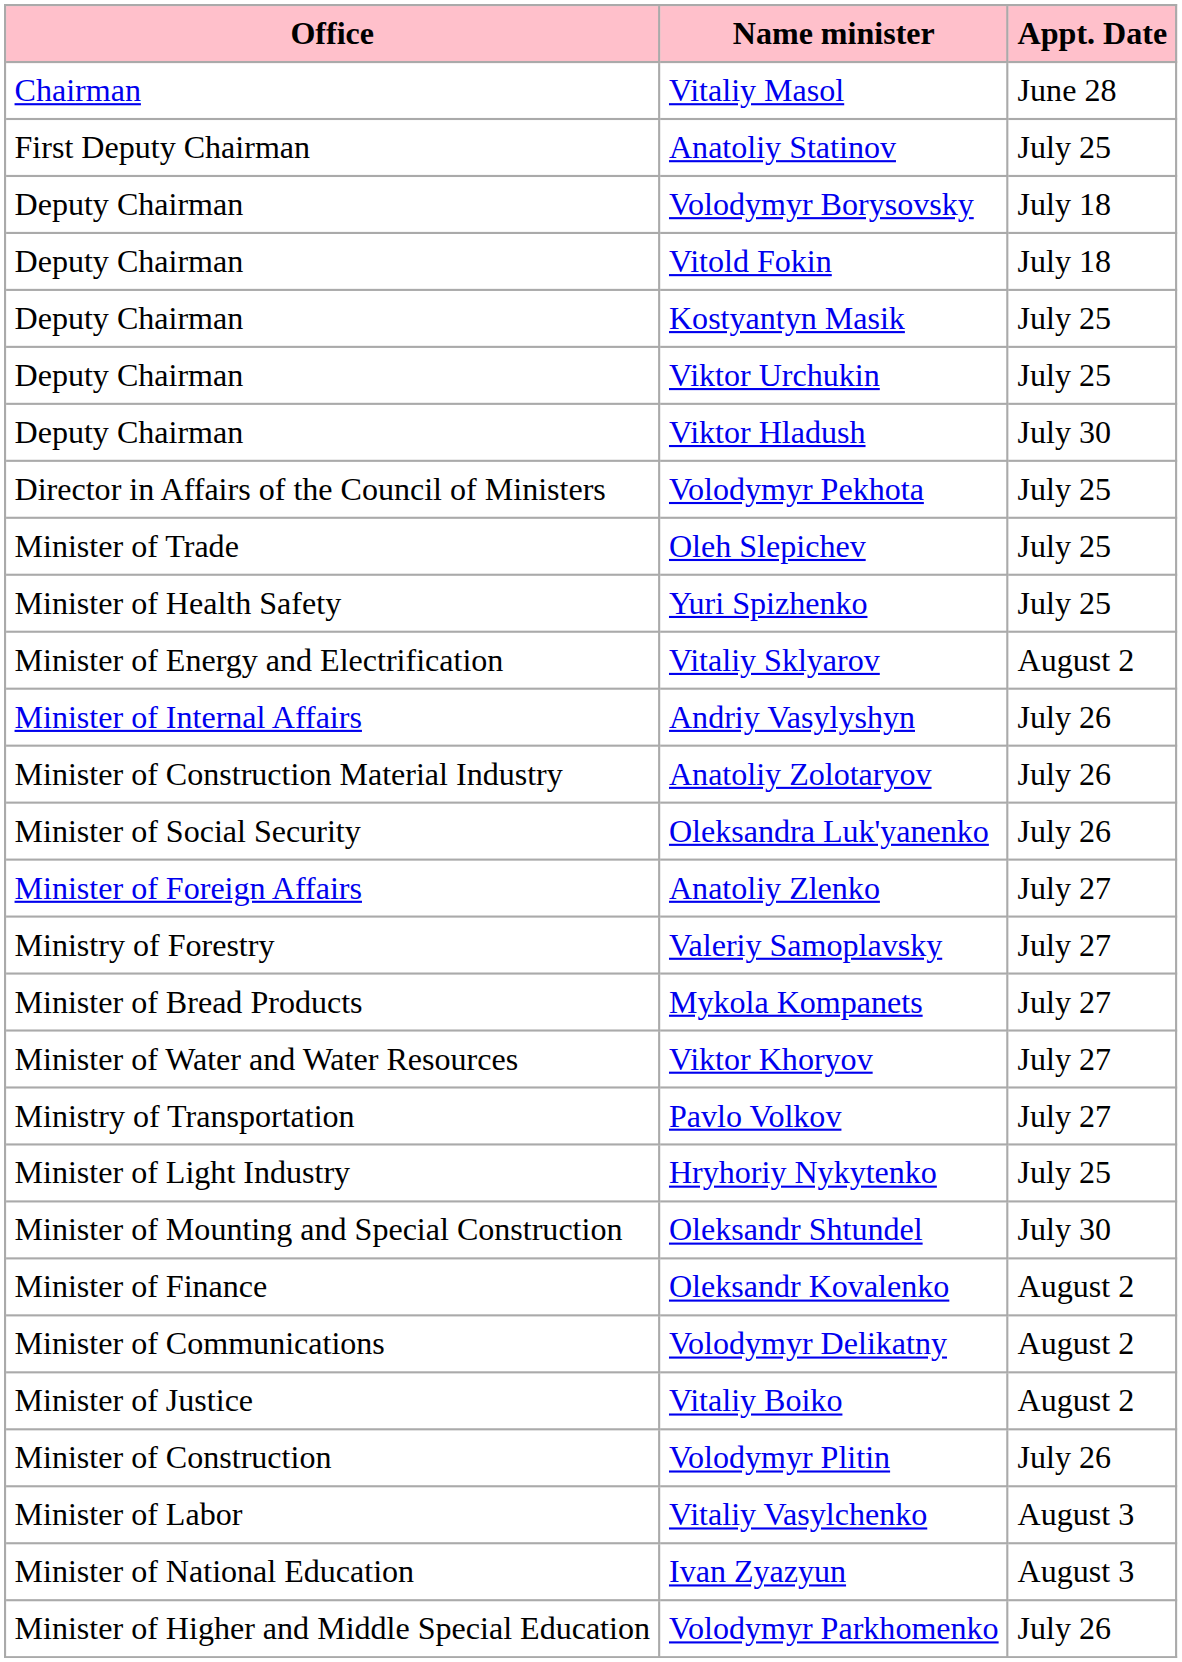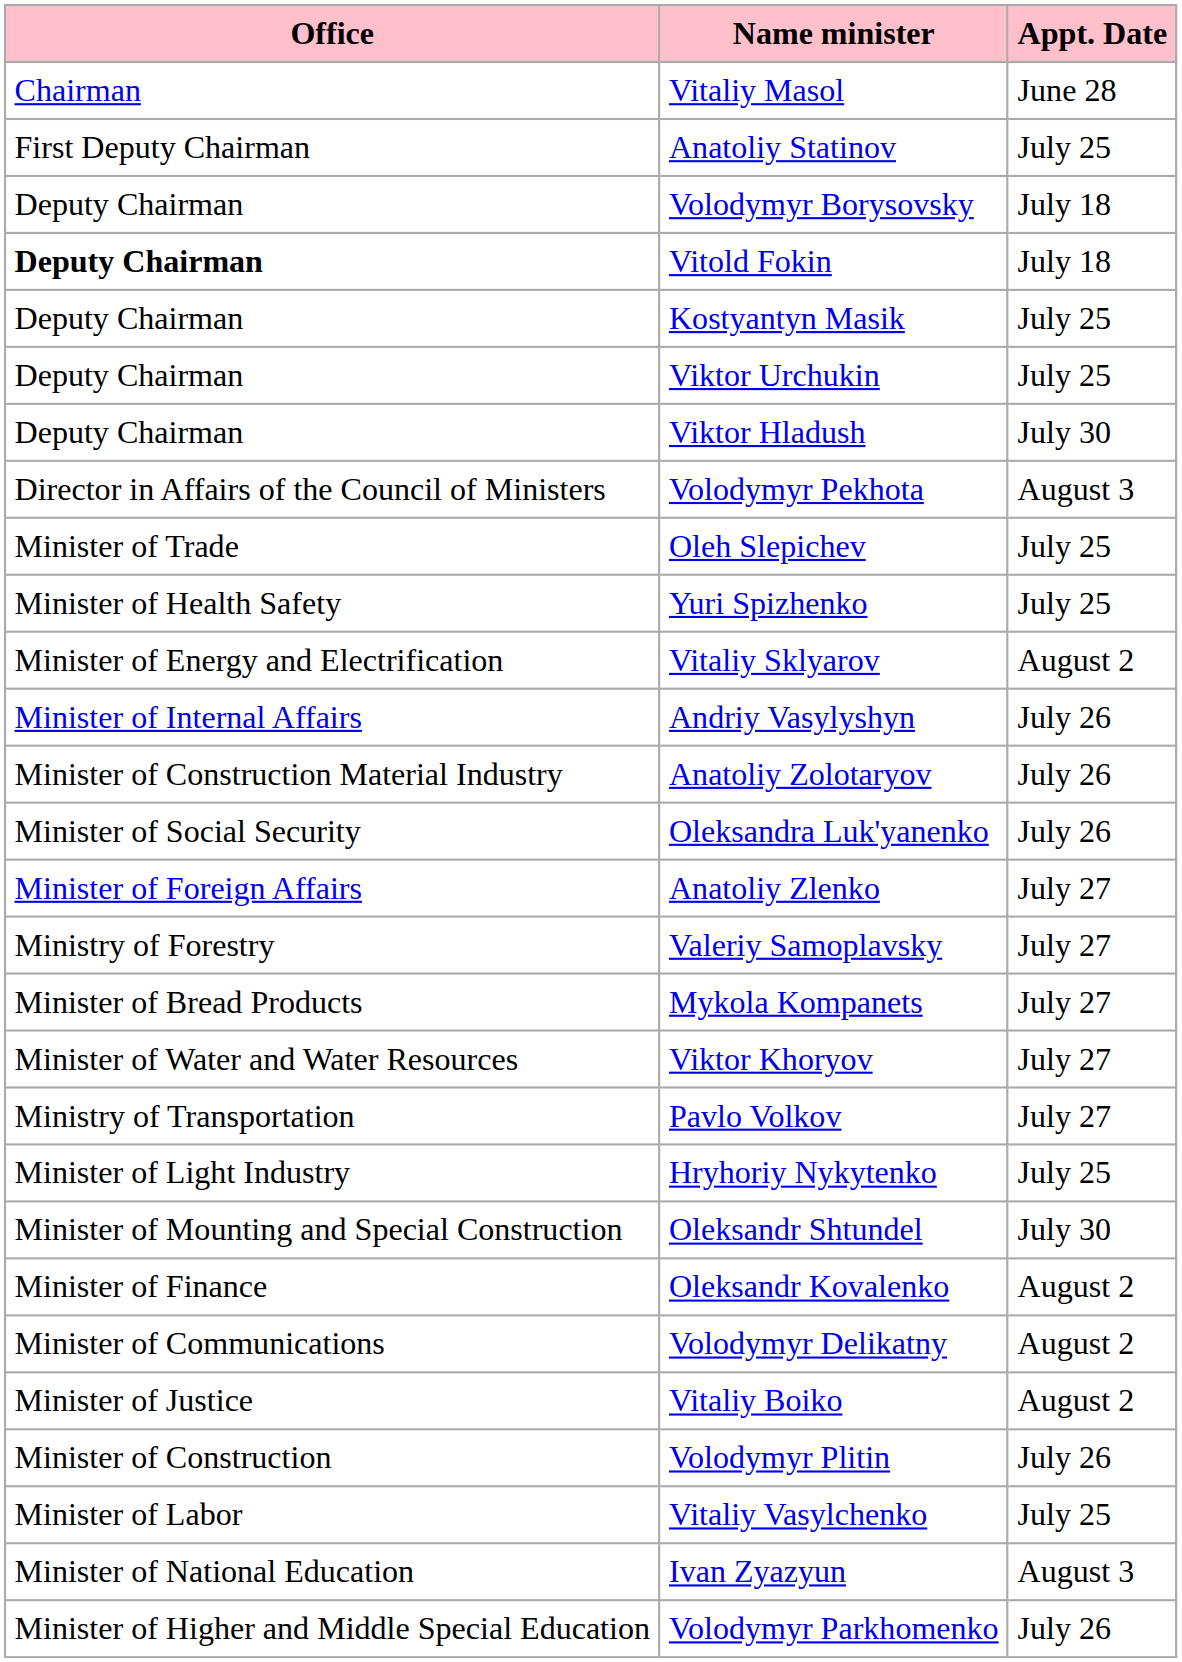(129, 261) normal -> (139, 261) bold
(1064, 488) July 25 -> (1076, 488) August 3
(1076, 1514) August 3 -> (1064, 1514) July 25
